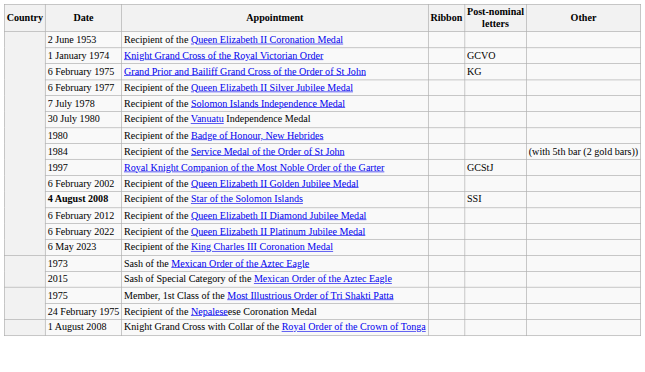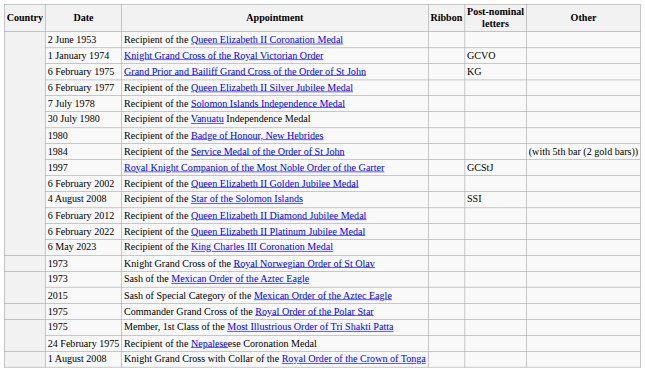(78, 199) bold -> (77, 199) normal
+ row: (249, 263)
+ row: (249, 311)
